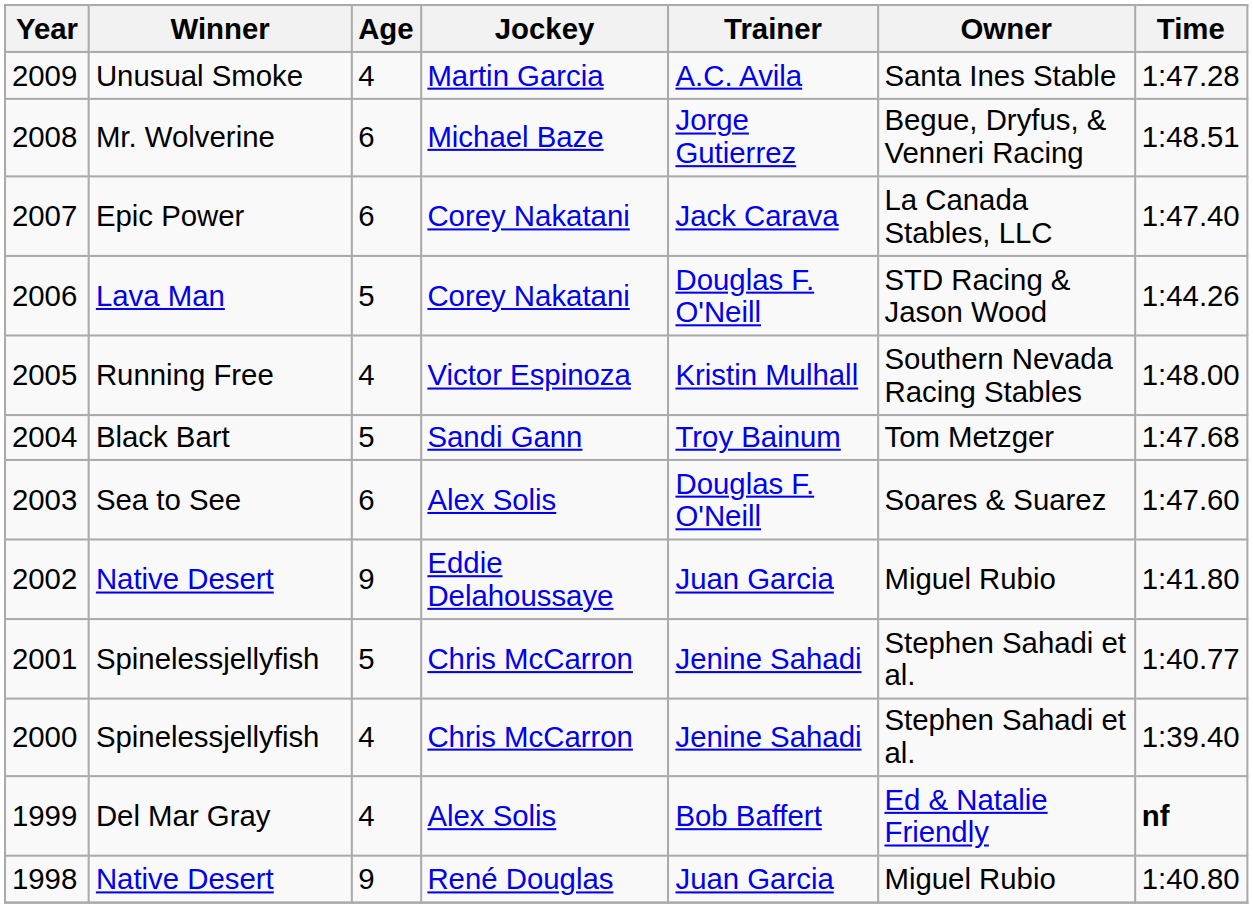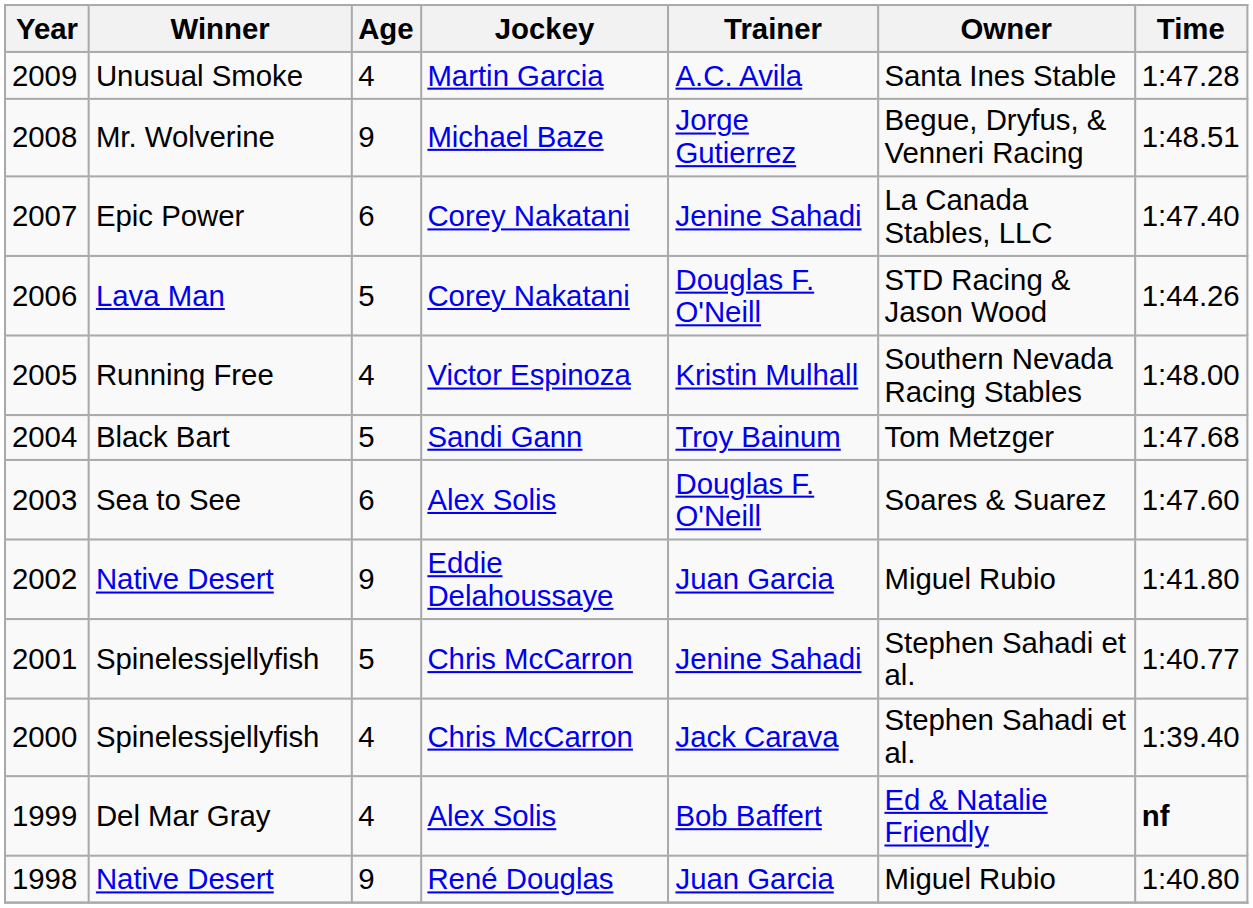(366, 138) 6 -> (366, 138) 9
(757, 217) Jack Carava -> (768, 217) Jenine Sahadi
(768, 738) Jenine Sahadi -> (757, 738) Jack Carava
